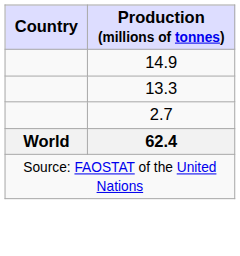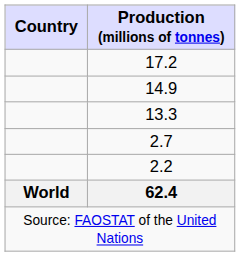+ row: (161, 62)
+ row: (161, 167)
